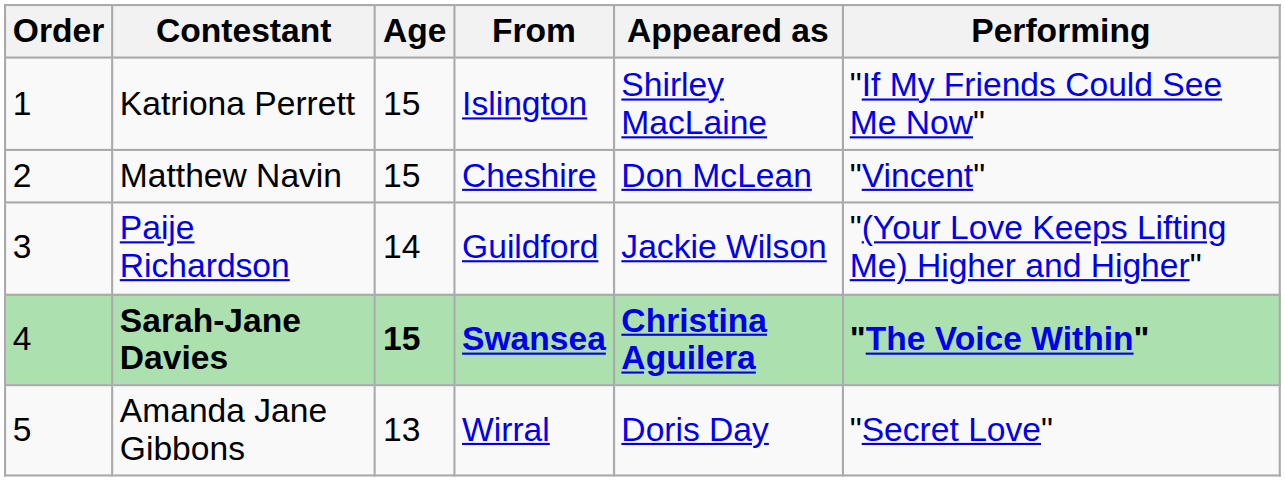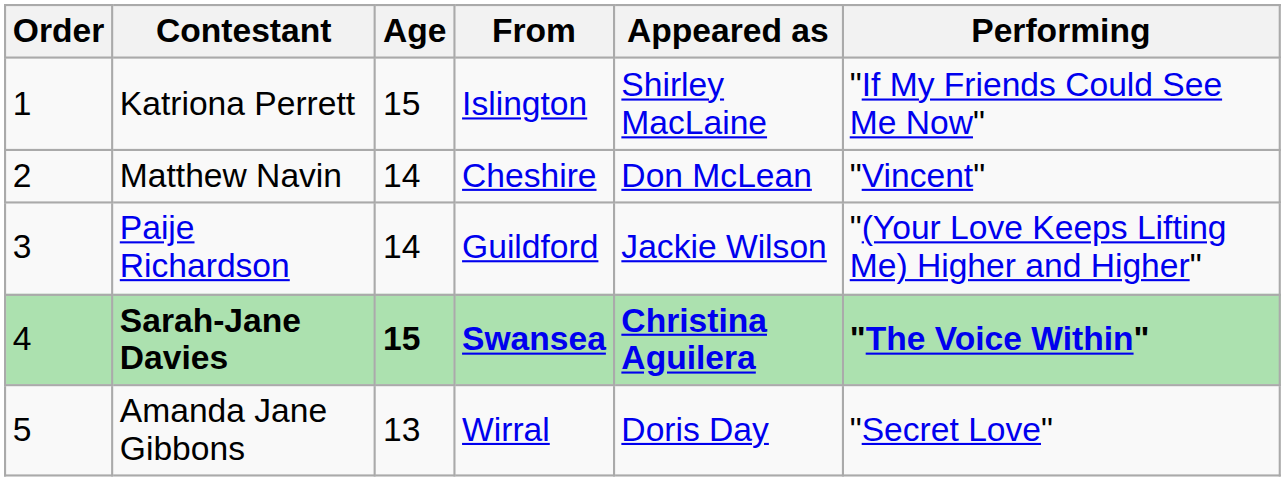(402, 175) 15 -> (402, 175) 14
